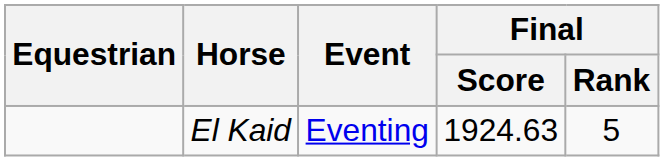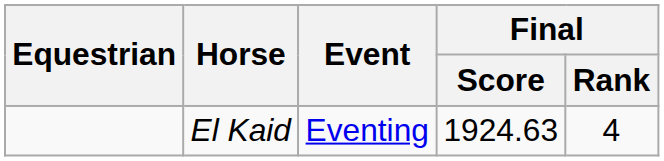(611, 130) 5 -> (611, 130) 4
